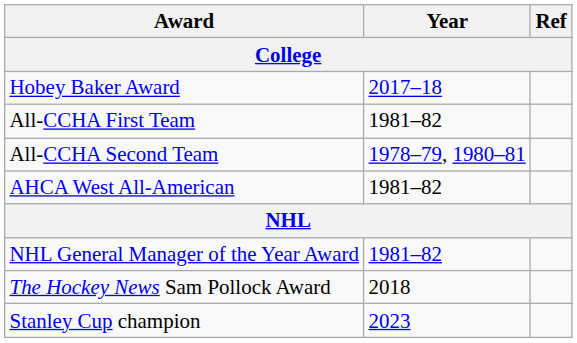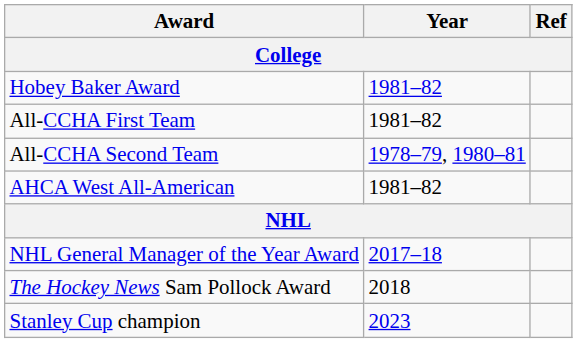(405, 87) 2017–18 -> (405, 87) 1981–82
(405, 253) 1981–82 -> (405, 253) 2017–18
